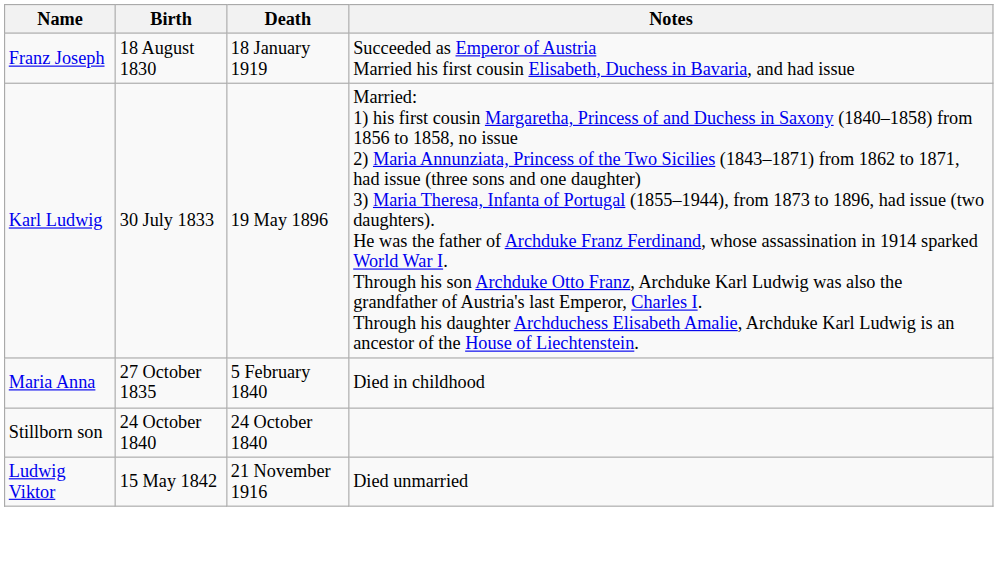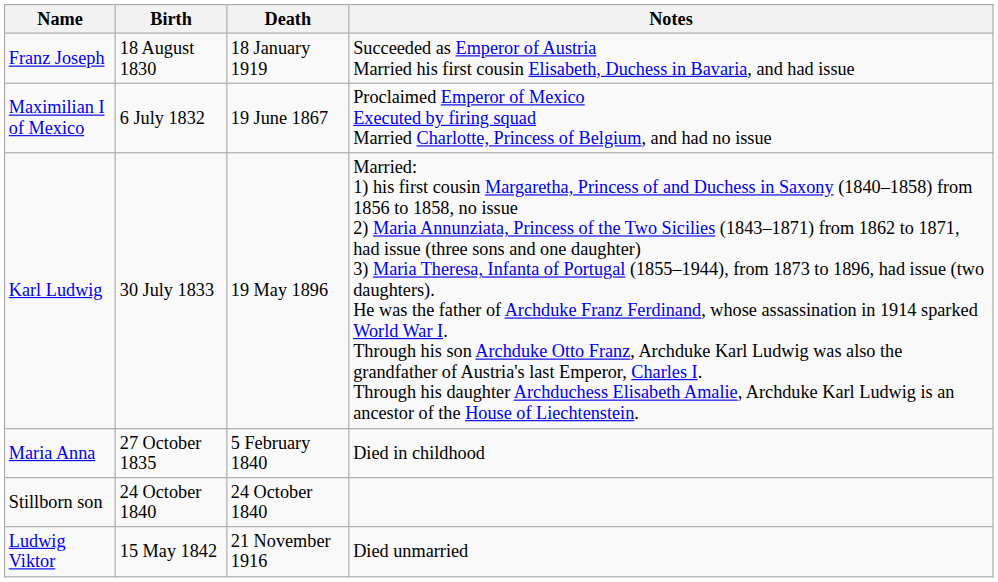+ row: (57, 117)
